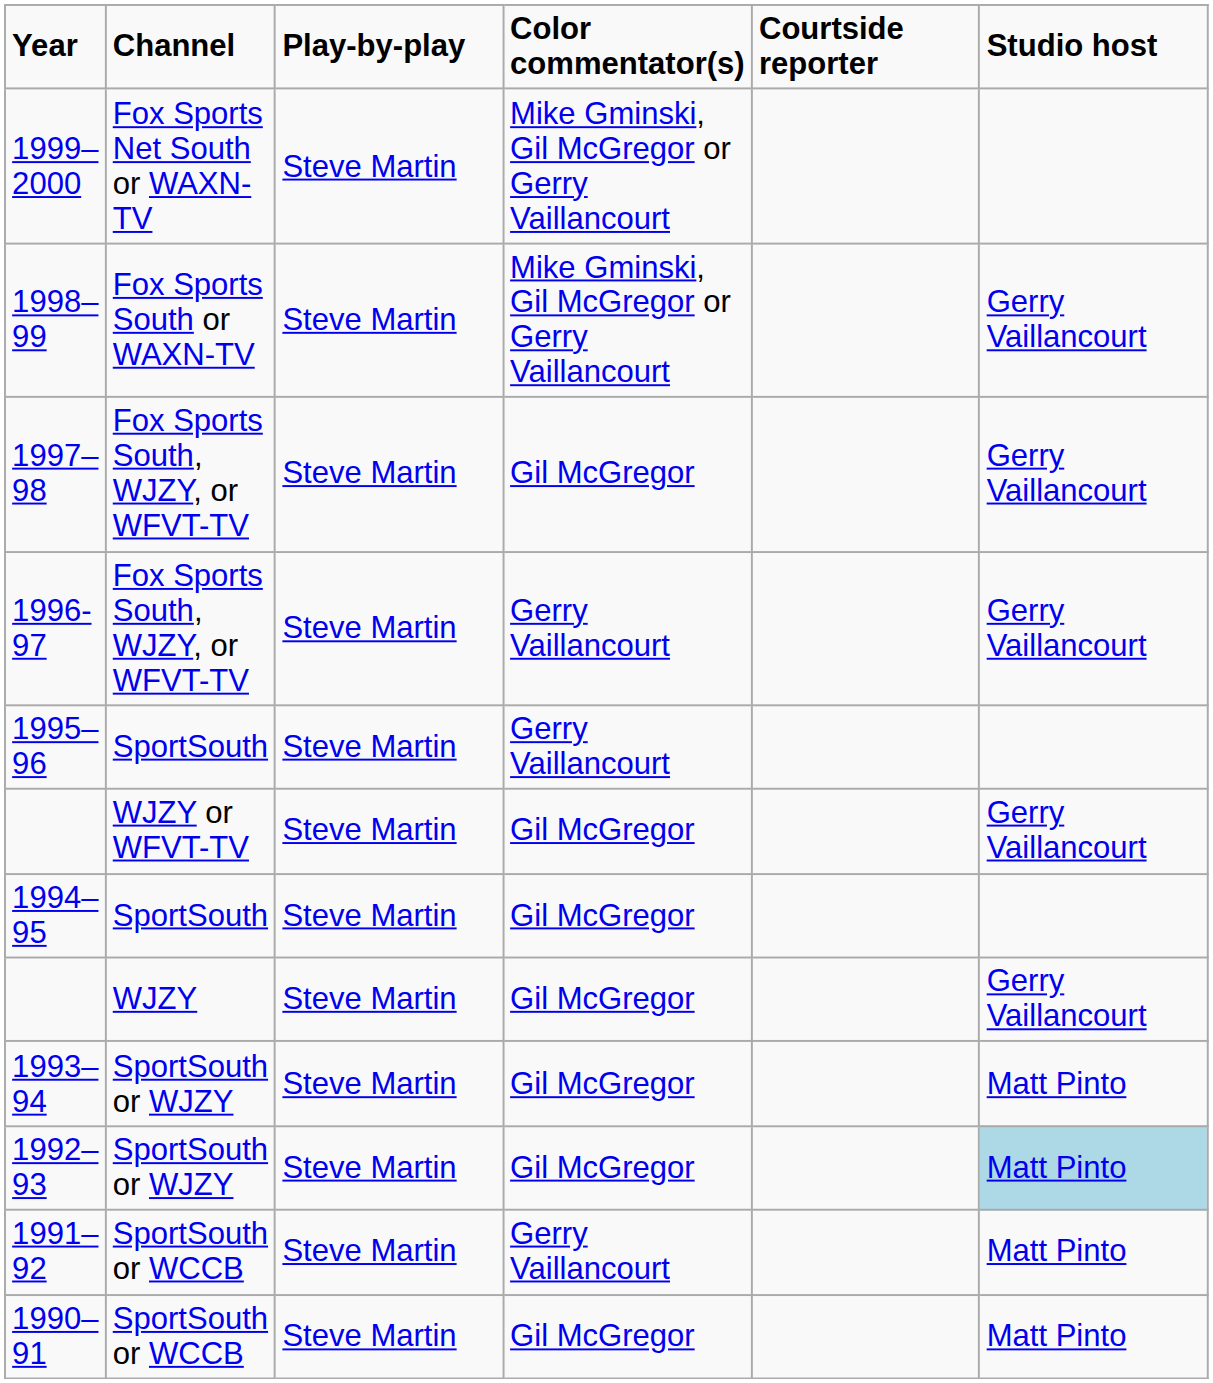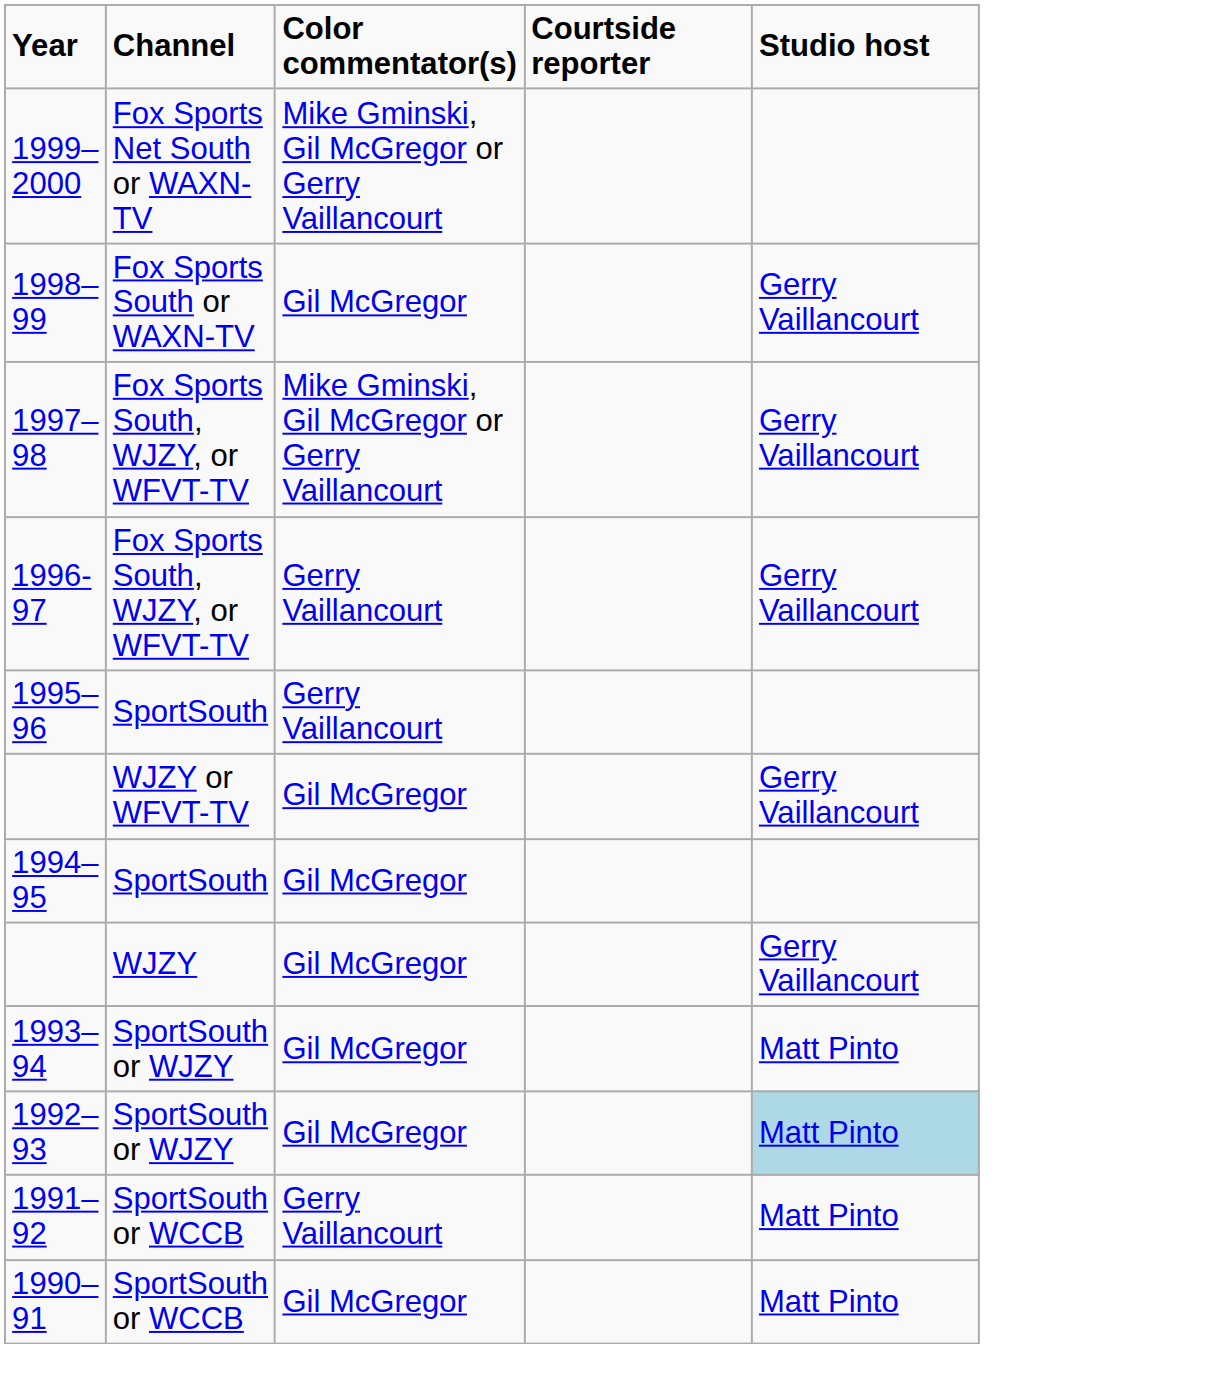- column: (374, 46)
(620, 319) Mike Gminski, Gil McGregor or Gerry Vaillancourt -> (375, 302) Gil McGregor
(602, 473) Gil McGregor -> (393, 438) Mike Gminski, Gil McGregor or Gerry Vaillancourt
